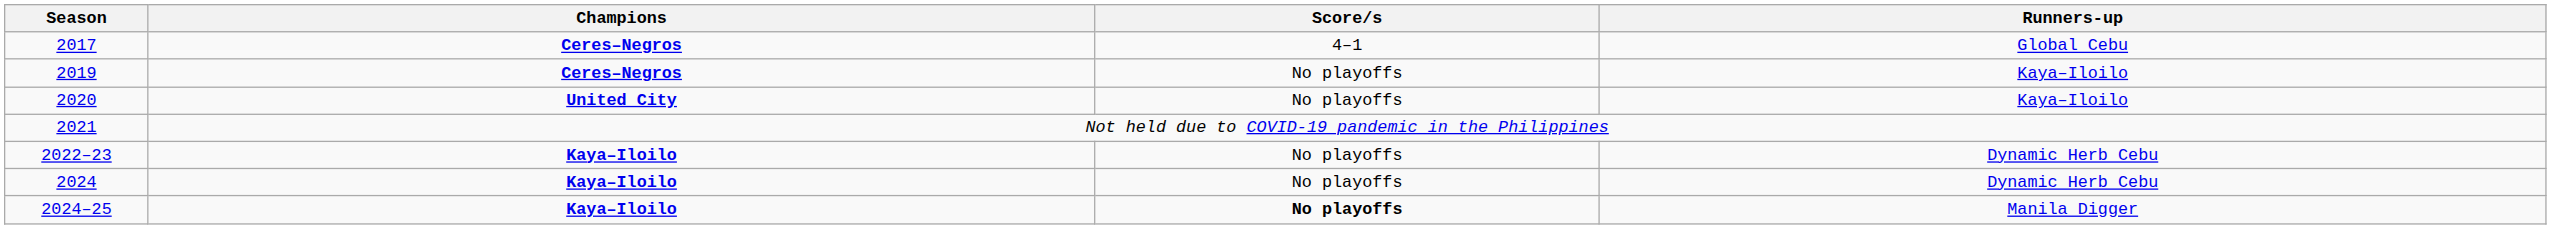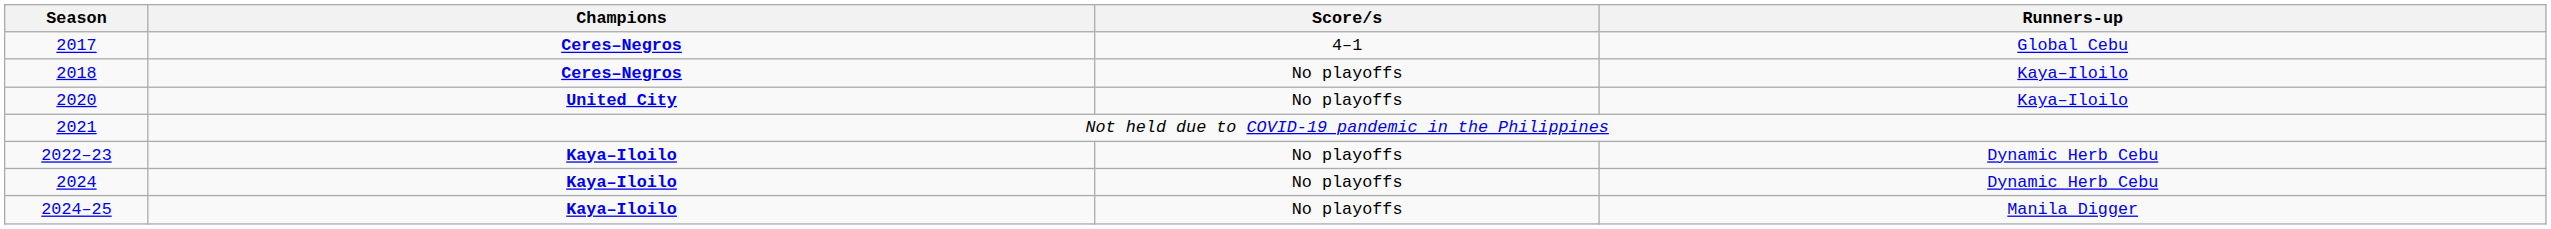+ row: (77, 73)
- row: (77, 73)
(1347, 210) bold -> (1347, 210) normal
